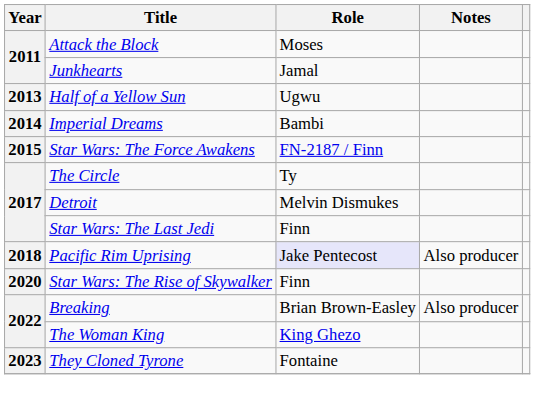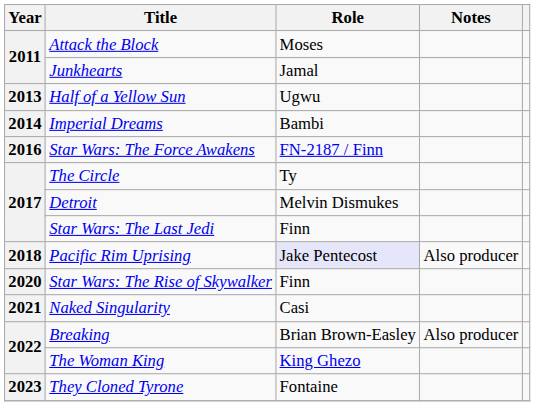(25, 149) 2015 -> (25, 149) 2016
+ row: (110, 307)
